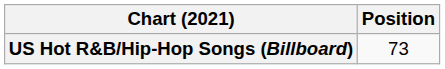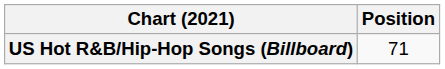(398, 48) 73 -> (398, 48) 71
